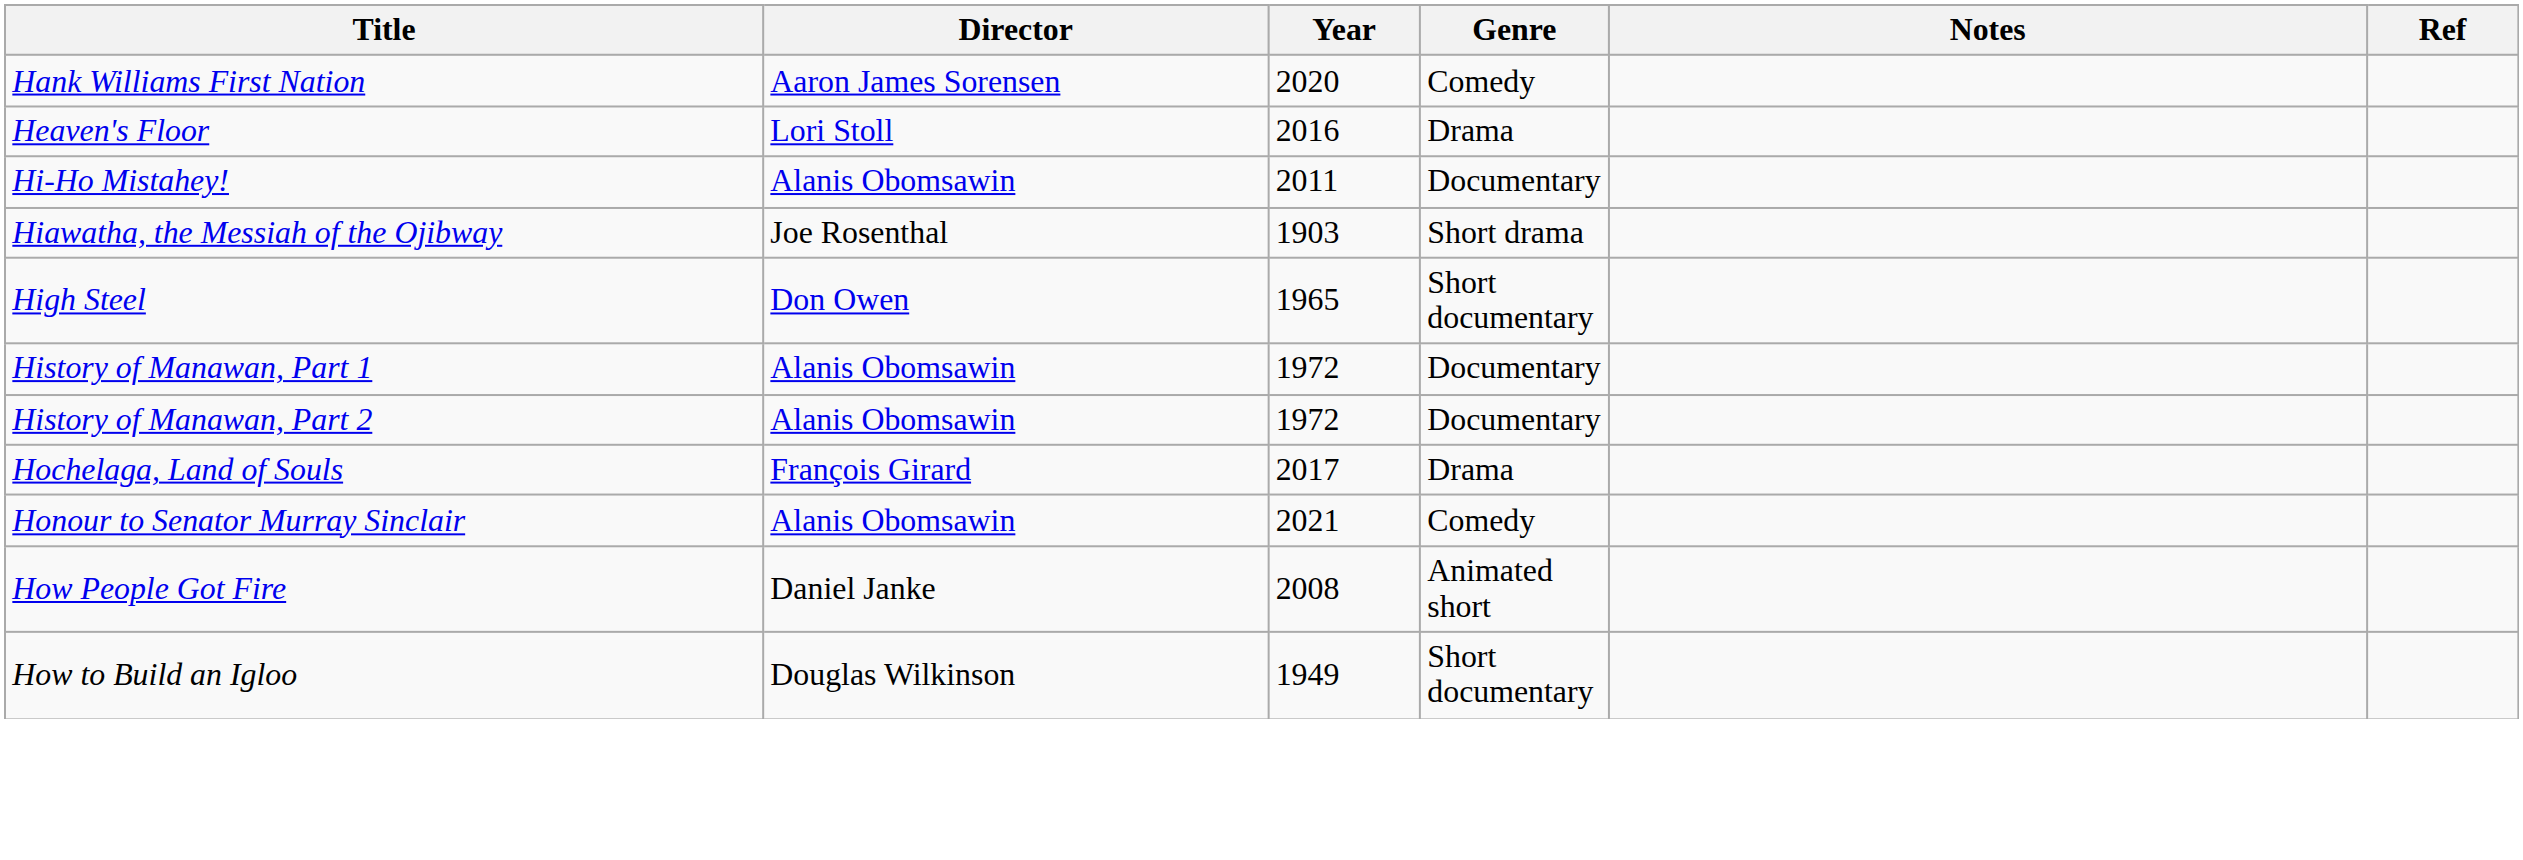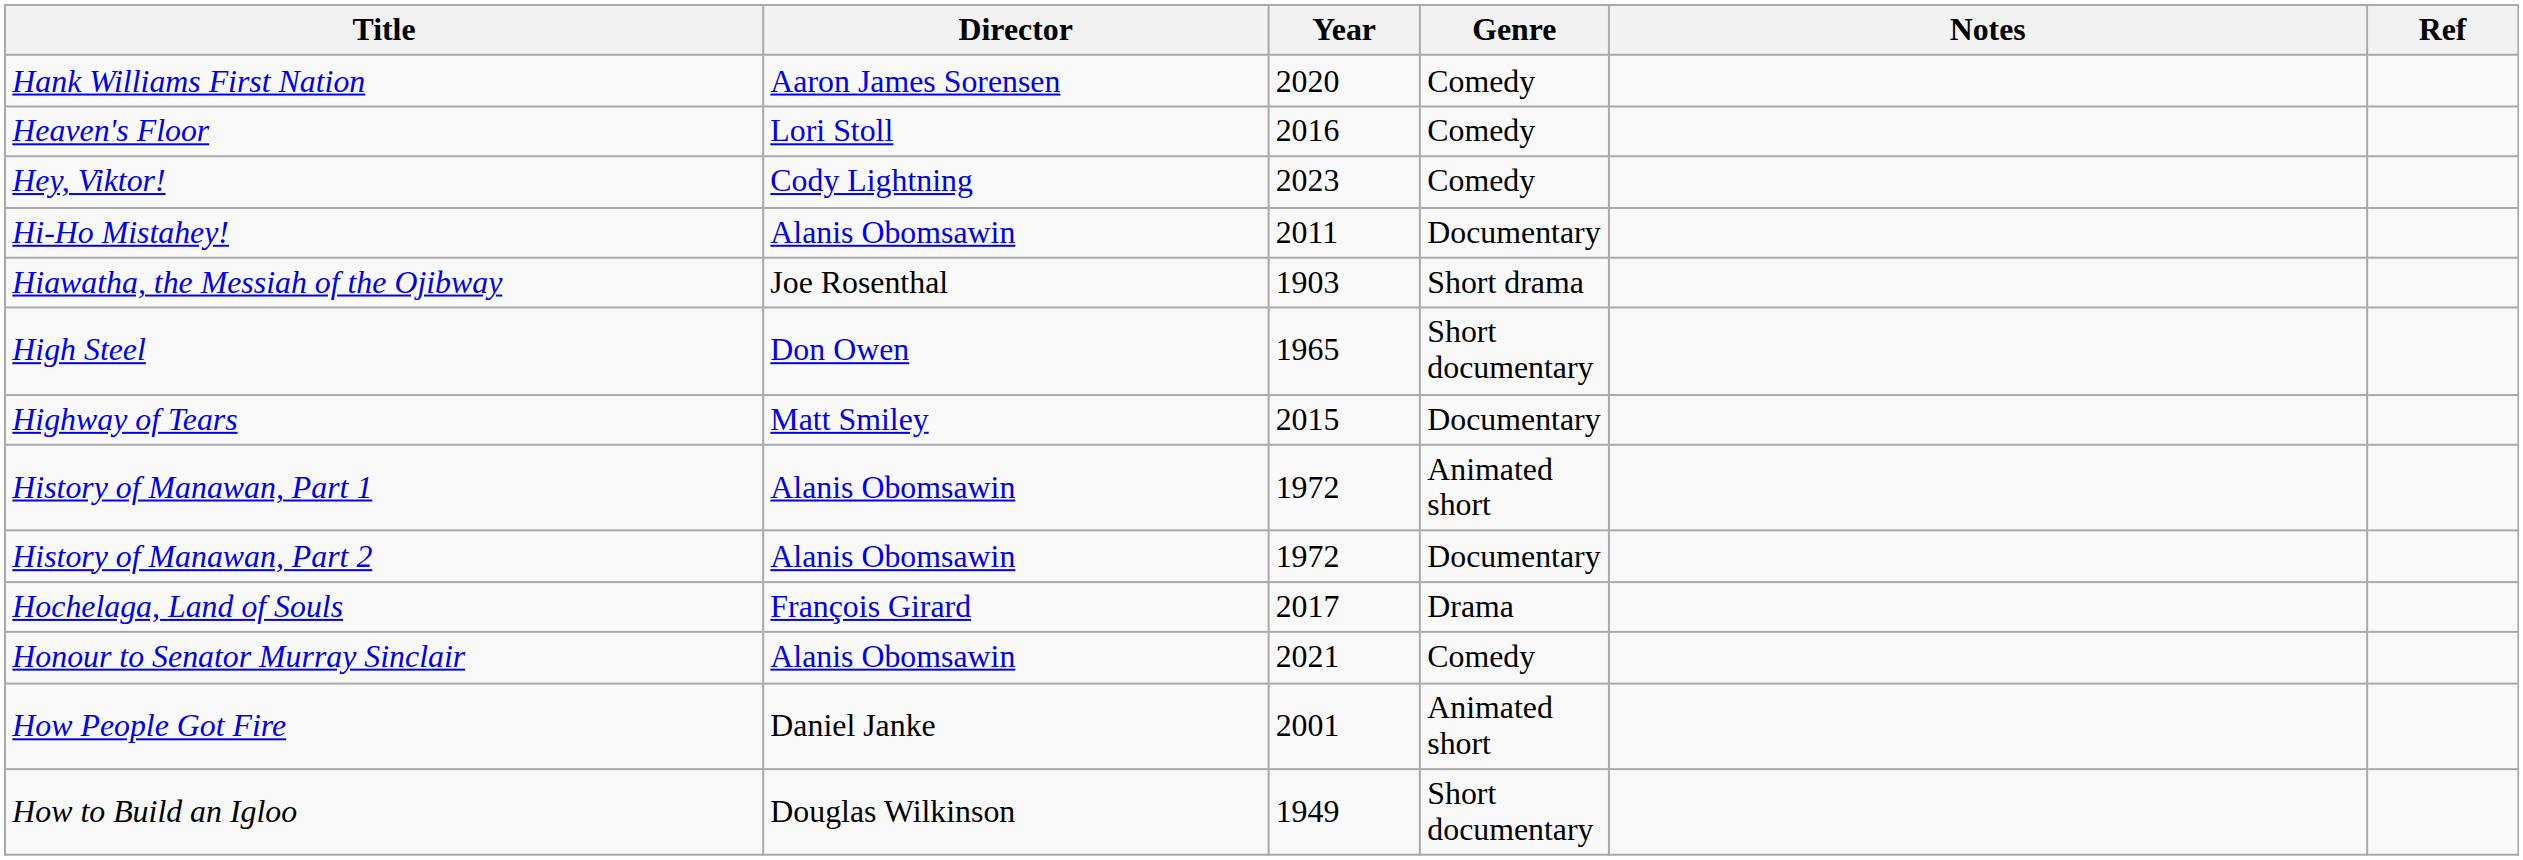(1471, 130) Drama -> (1481, 130) Comedy
+ row: (89, 181)
+ row: (125, 419)
(1514, 368) Documentary -> (1490, 487) Animated short
(1308, 588) 2008 -> (1308, 725) 2001
